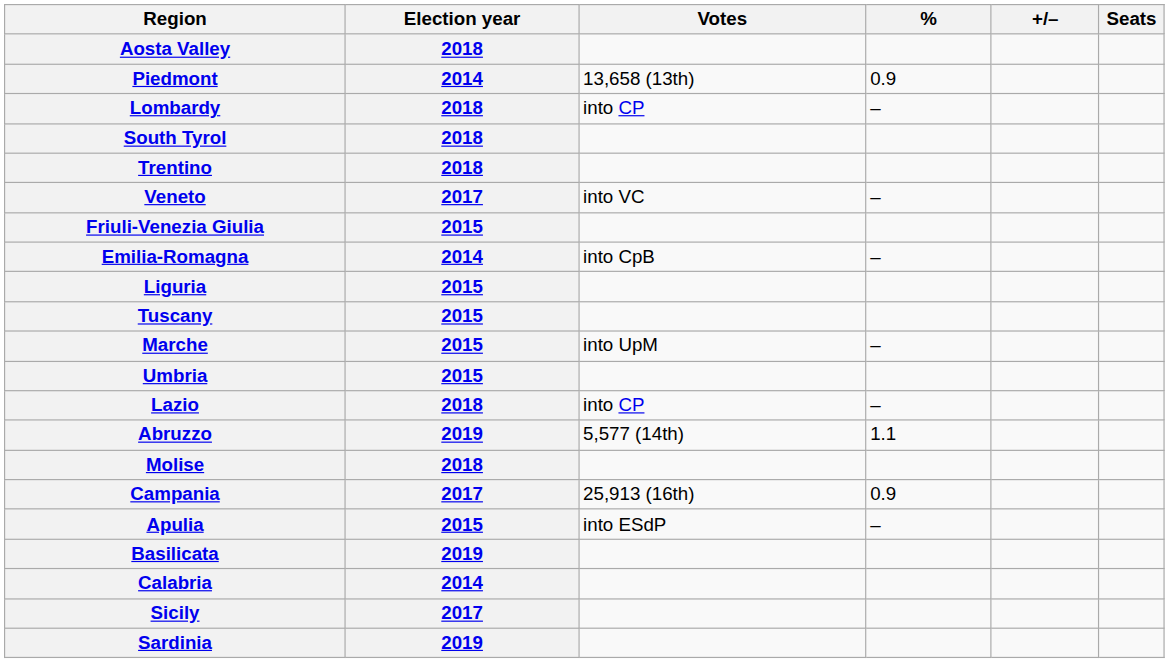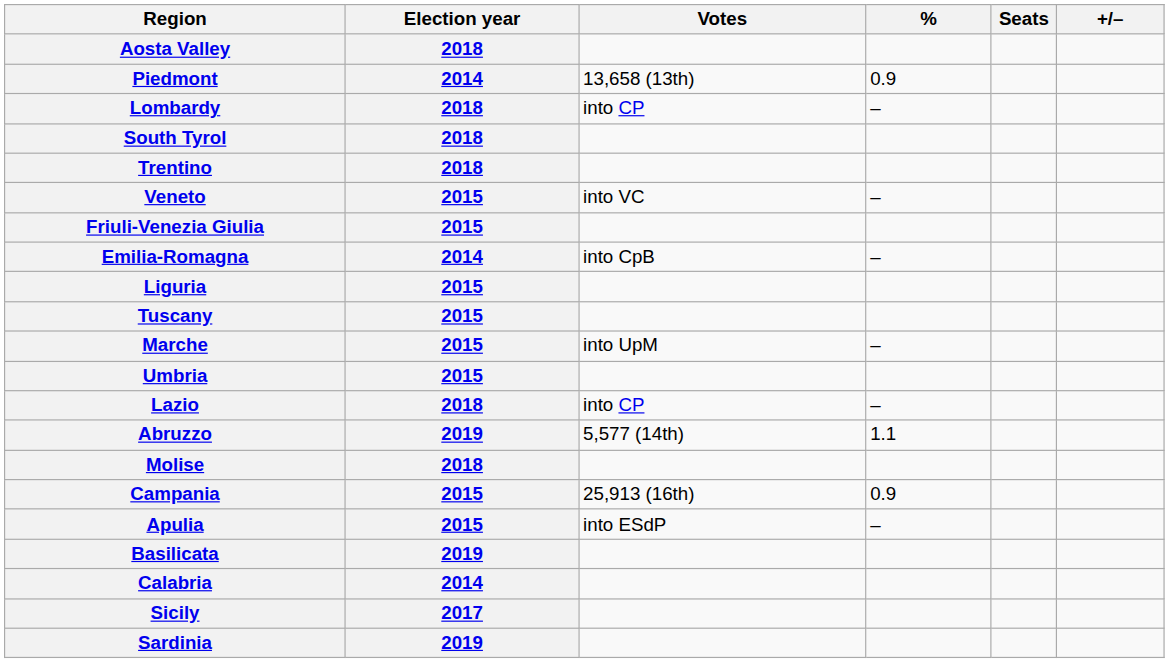columns swapped: (1132, 19) <-> (1045, 19)
(462, 197) 2017 -> (462, 197) 2015
(462, 494) 2017 -> (462, 494) 2015
